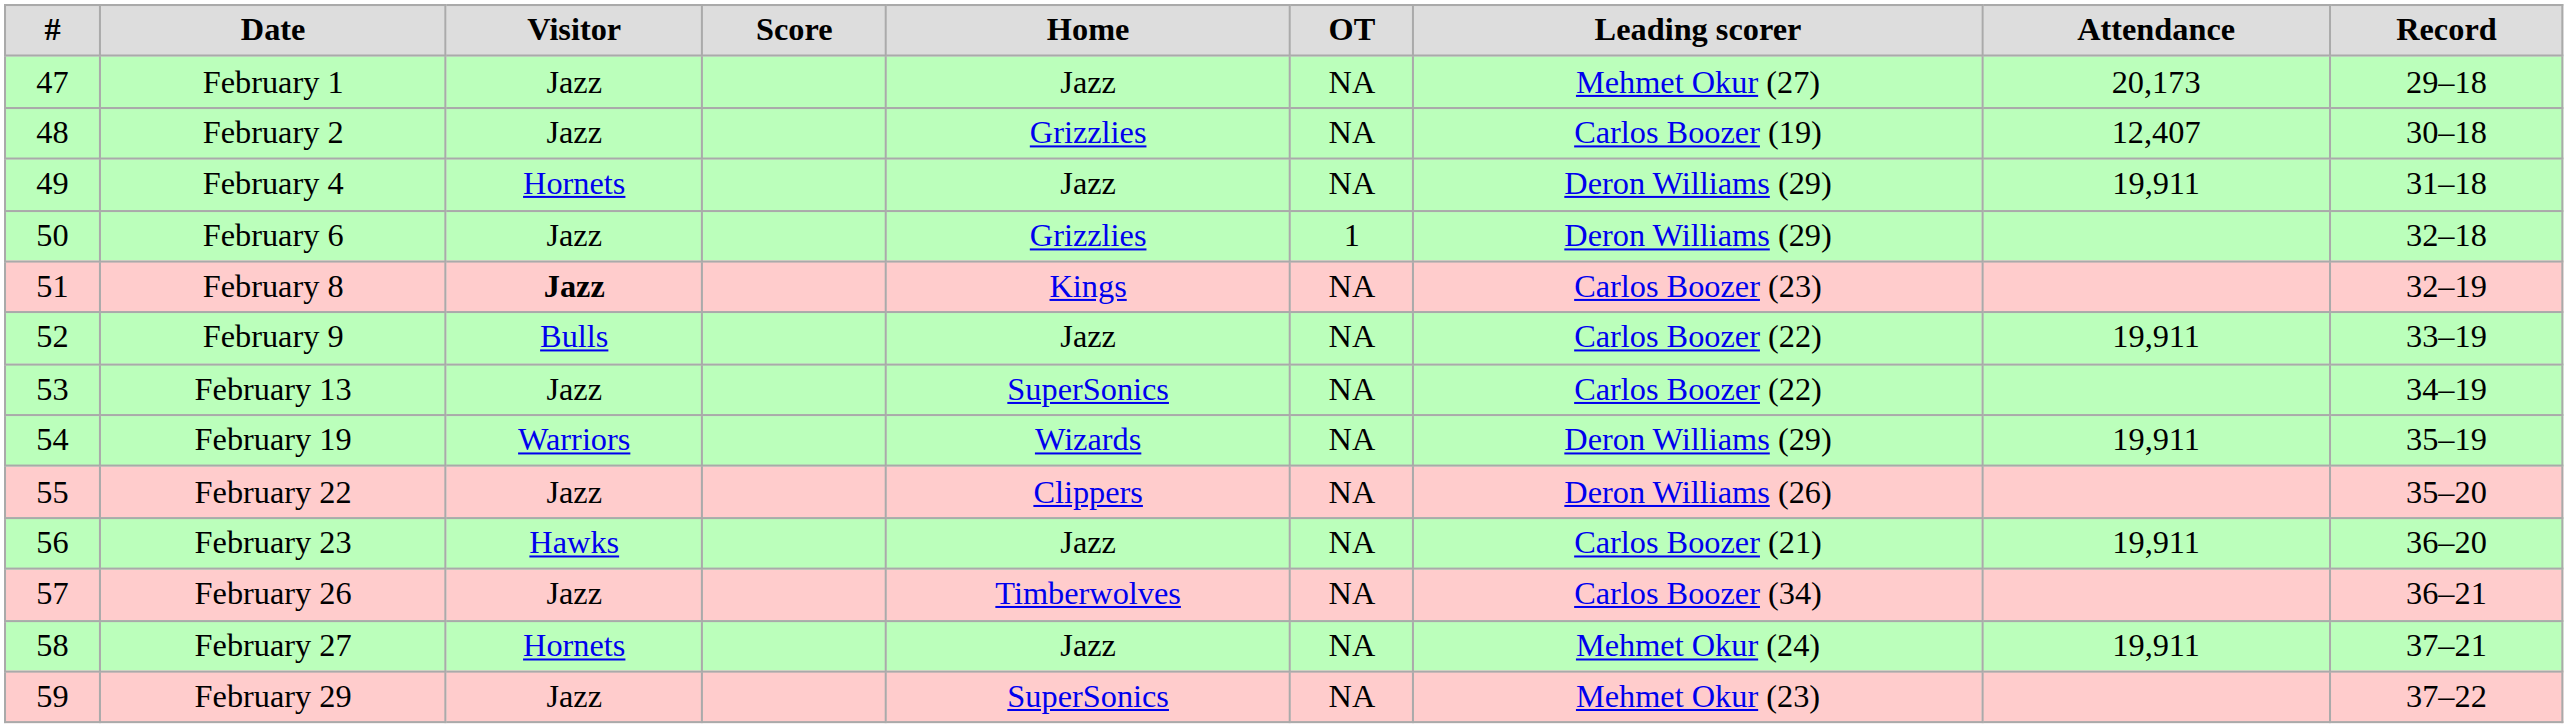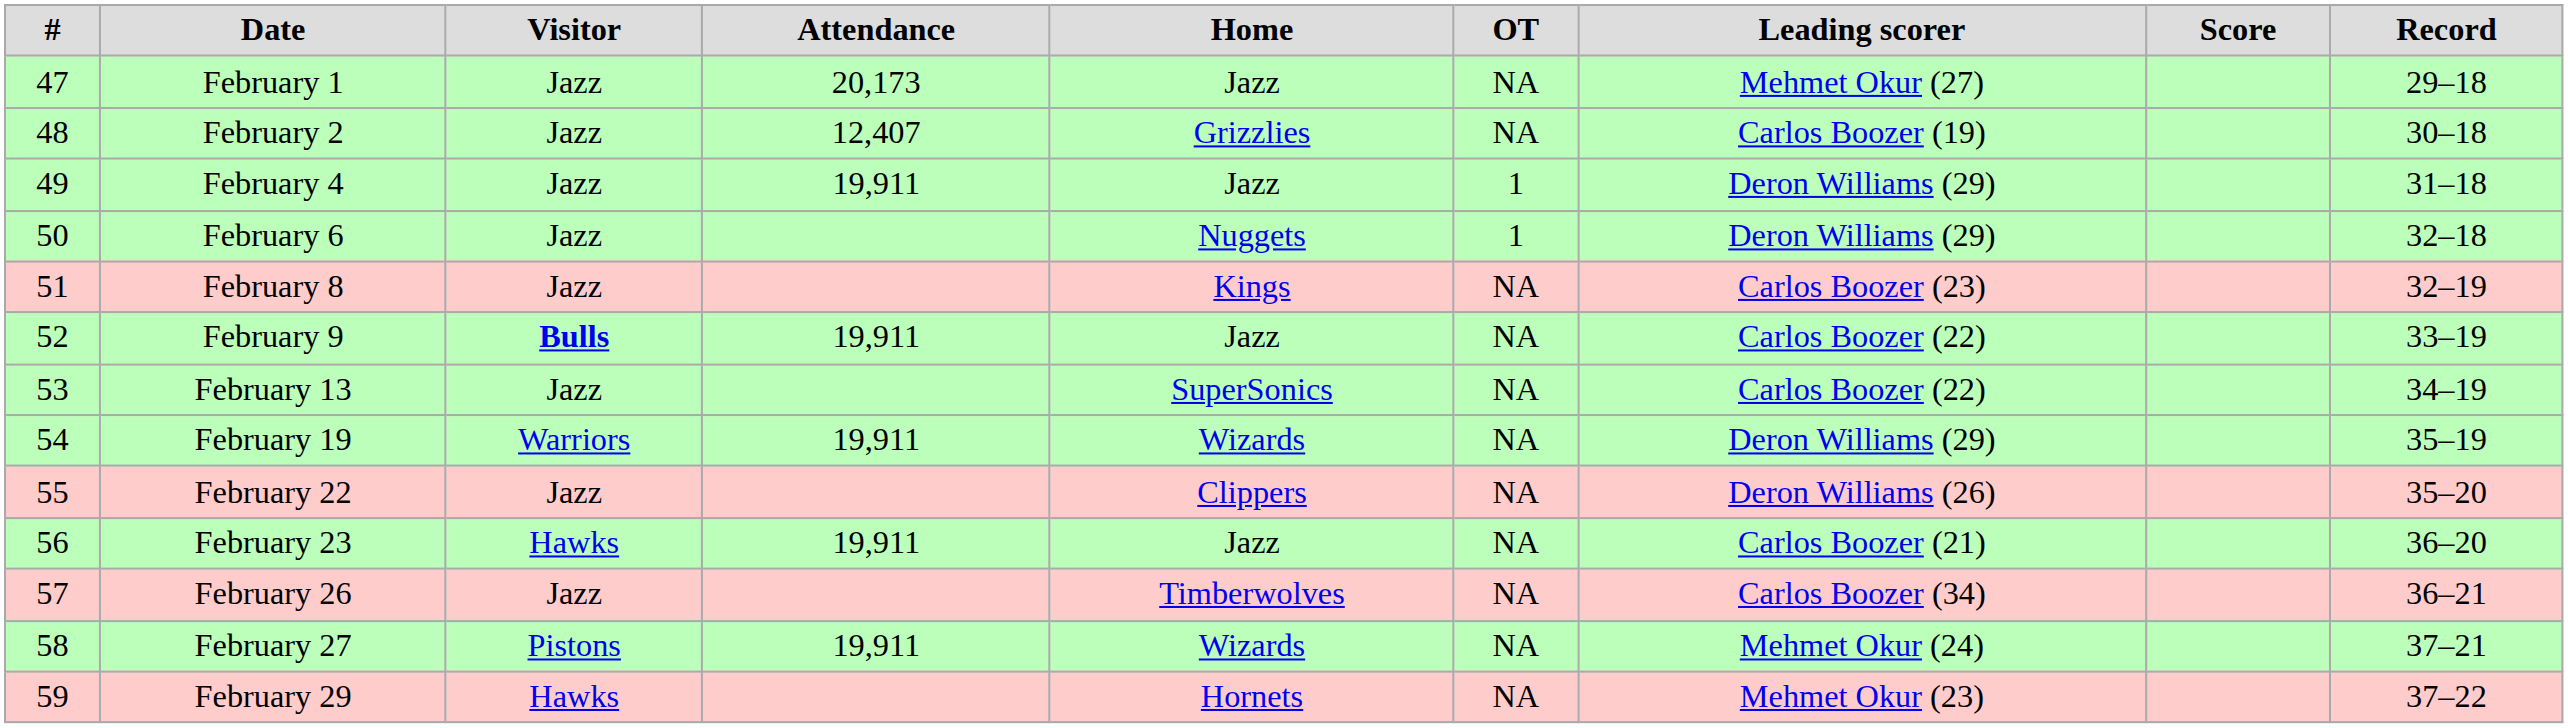columns swapped: (794, 30) <-> (2156, 30)
(574, 183) Hornets -> (574, 183) Jazz
(1352, 183) NA -> (1516, 183) 1
(1088, 235) Grizzlies -> (1252, 235) Nuggets
(574, 286) bold -> (574, 286) normal
(574, 337) normal -> (574, 337) bold
(574, 645) Hornets -> (574, 645) Pistons
(1088, 645) Jazz -> (1252, 645) Wizards
(574, 696) Jazz -> (574, 696) Hawks
(1088, 696) SuperSonics -> (1252, 696) Hornets
